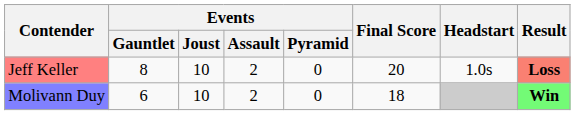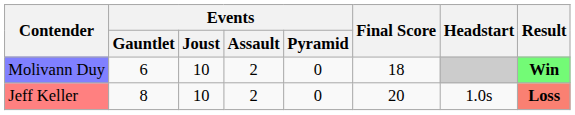rows swapped: (43, 69) <-> (57, 95)
